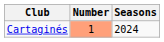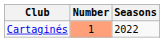(126, 29) 2024 -> (126, 29) 2022
